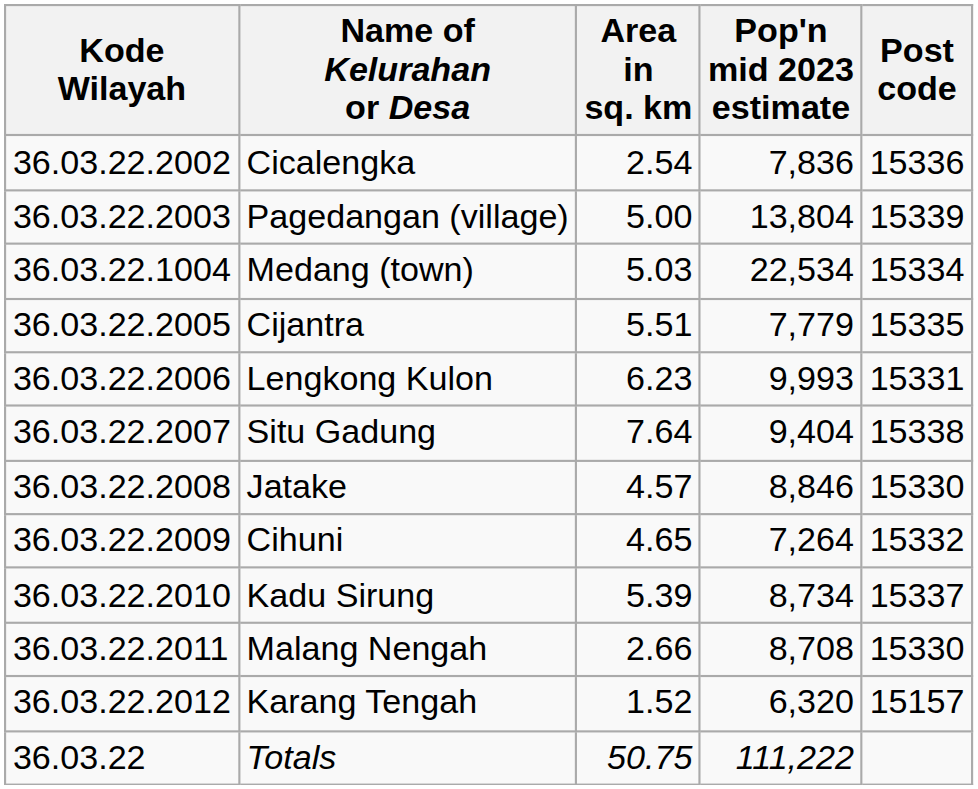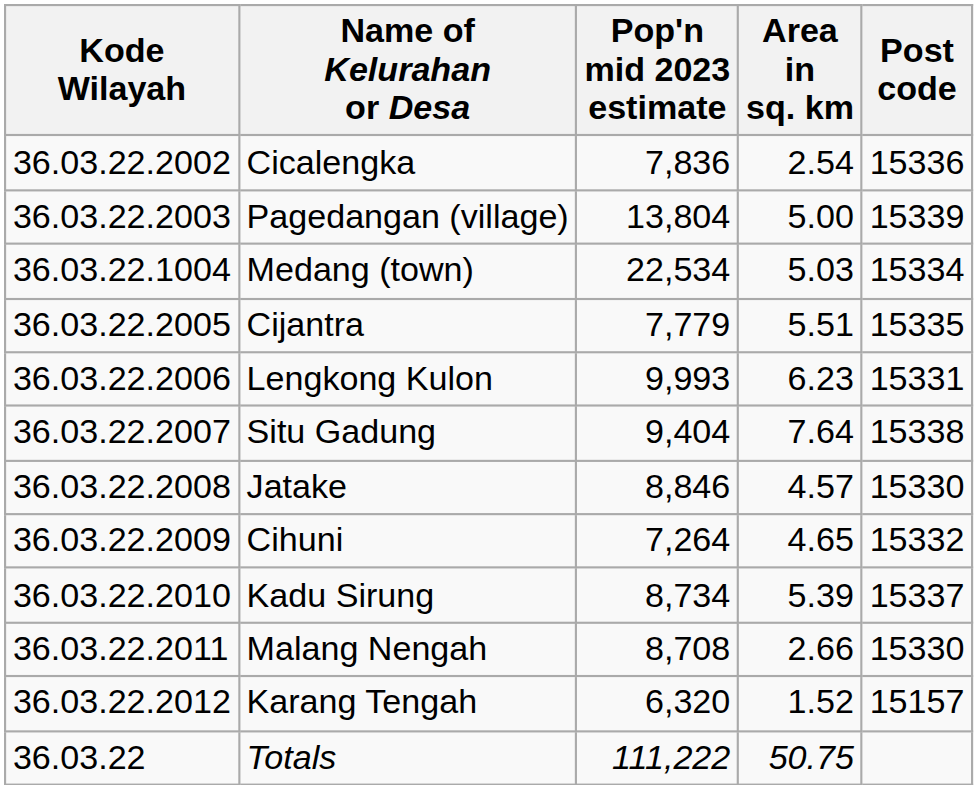columns swapped: (638, 69) <-> (781, 69)
